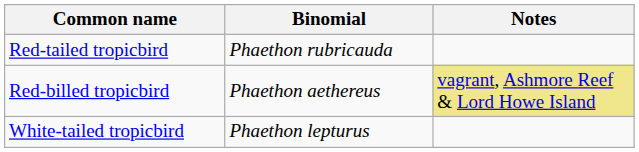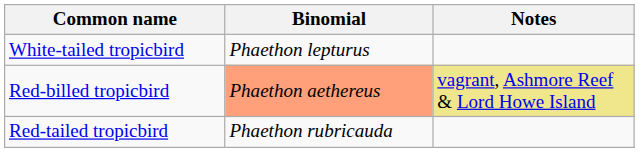rows swapped: (96, 131) <-> (89, 49)
(305, 90) no background -> (305, 90) lightsalmon background
